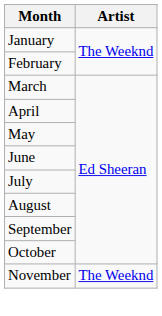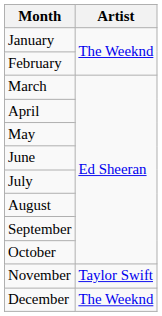(116, 275) The Weeknd -> (116, 275) Taylor Swift
+ row: (38, 299)
